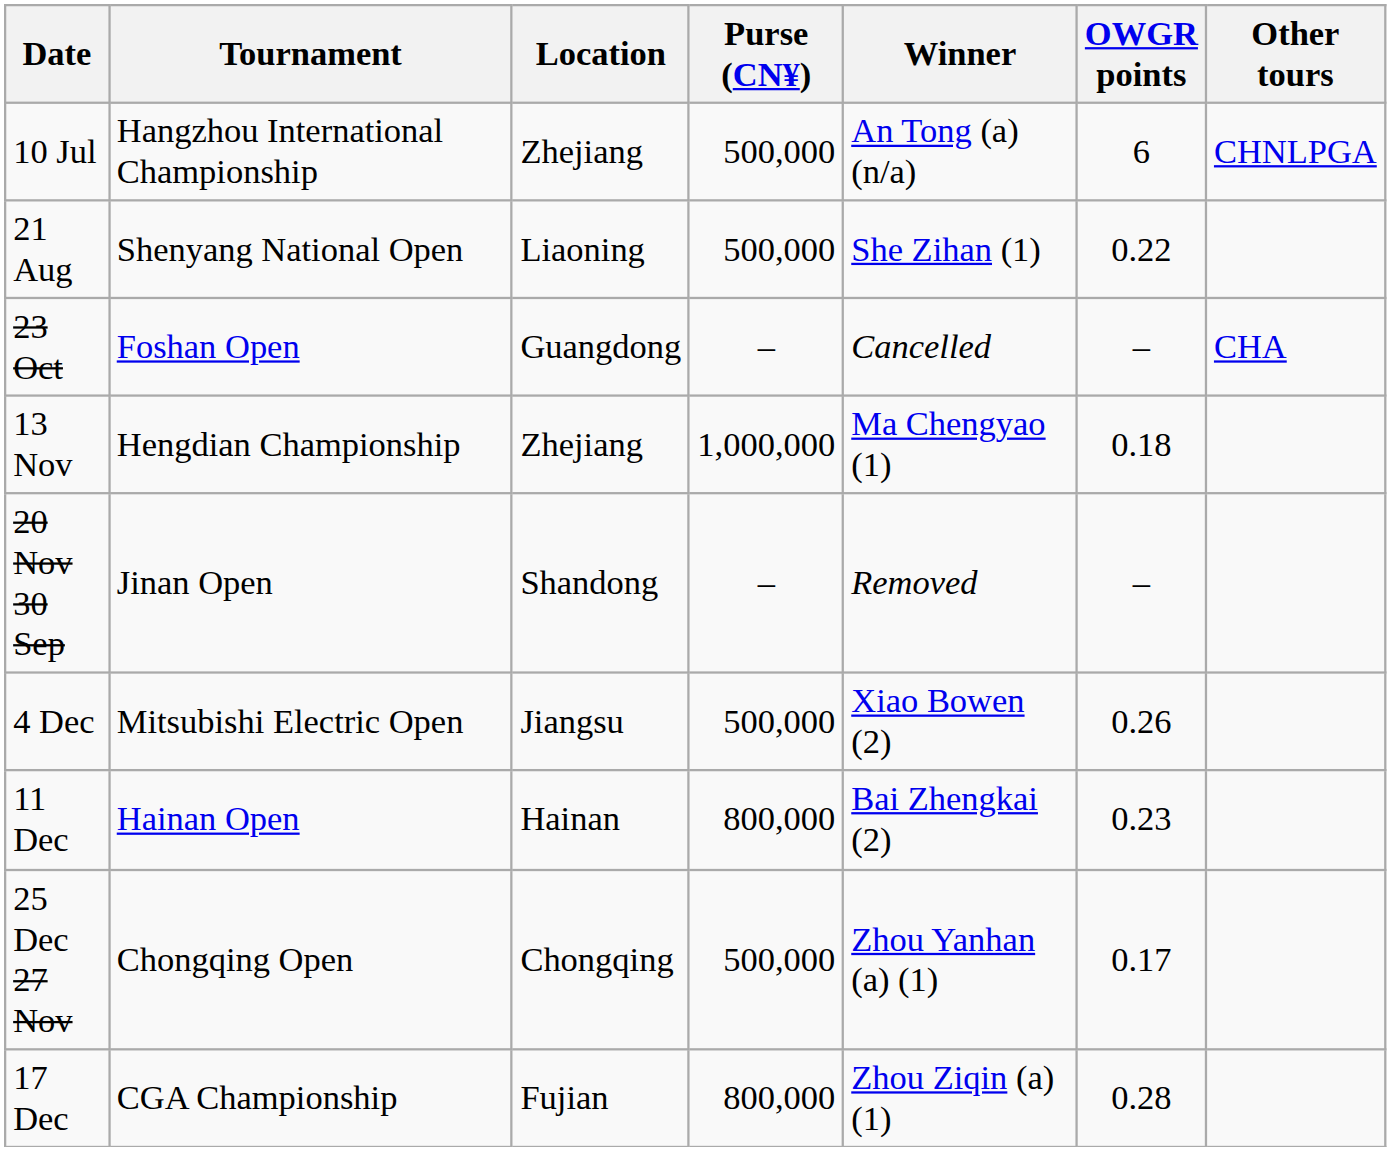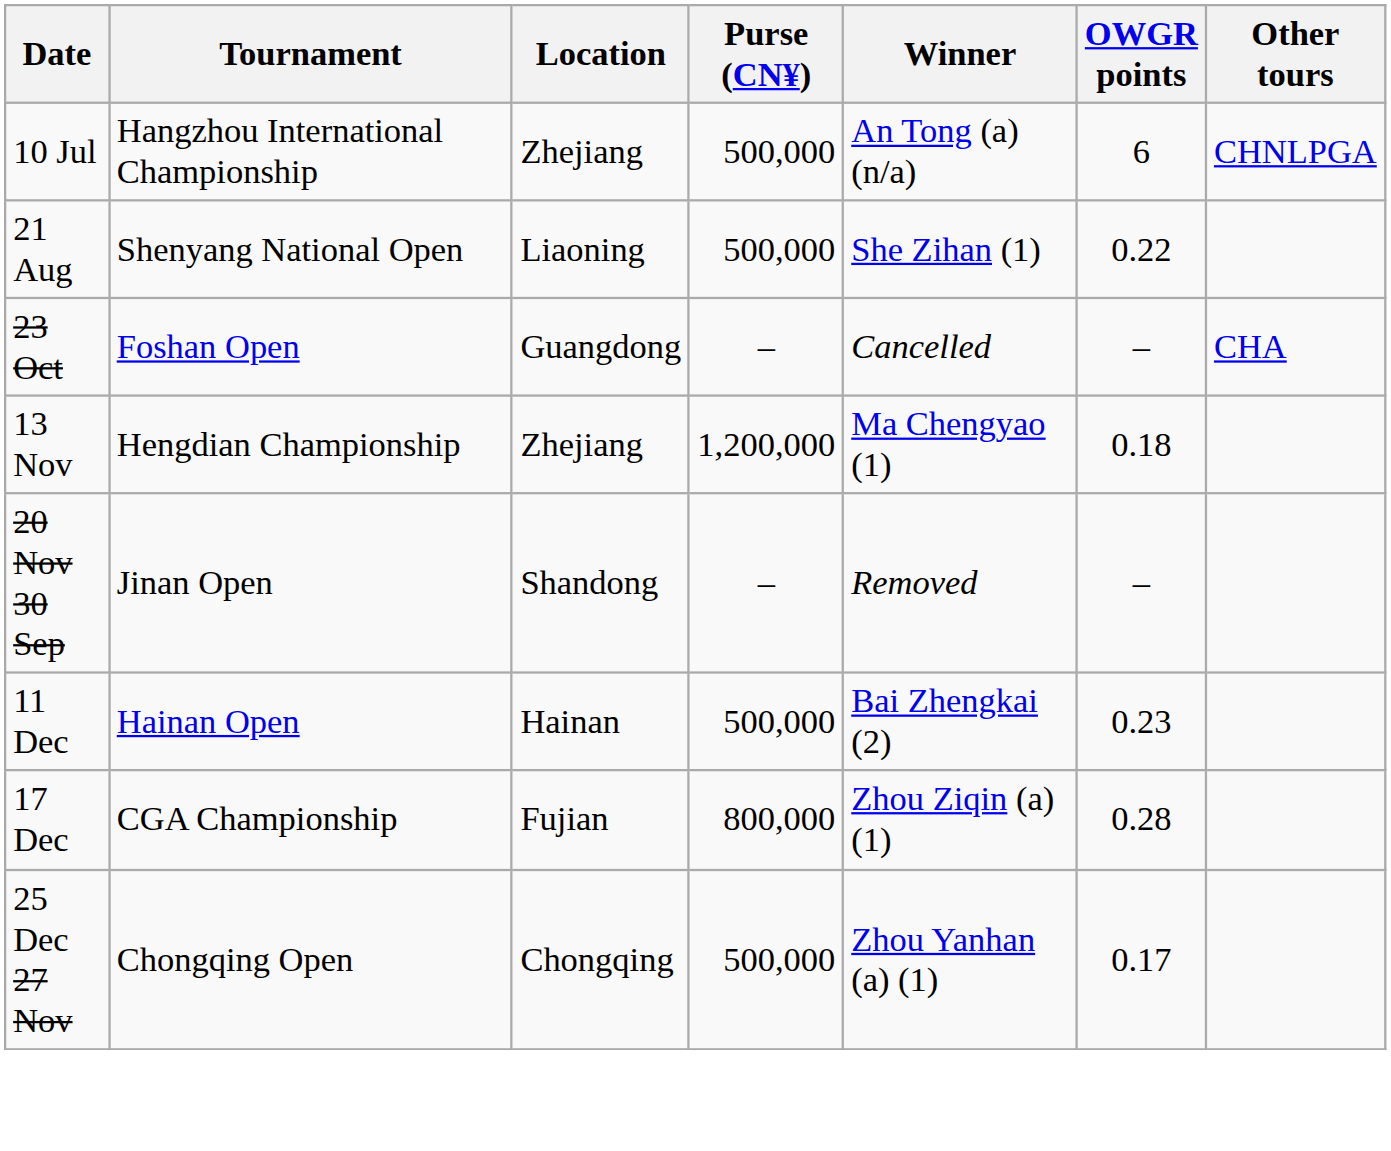(766, 444) 1,000,000 -> (766, 444) 1,200,000
- row: (54, 721)
(779, 819) 800,000 -> (779, 721) 500,000
rows swapped: (41, 1096) <-> (43, 958)
